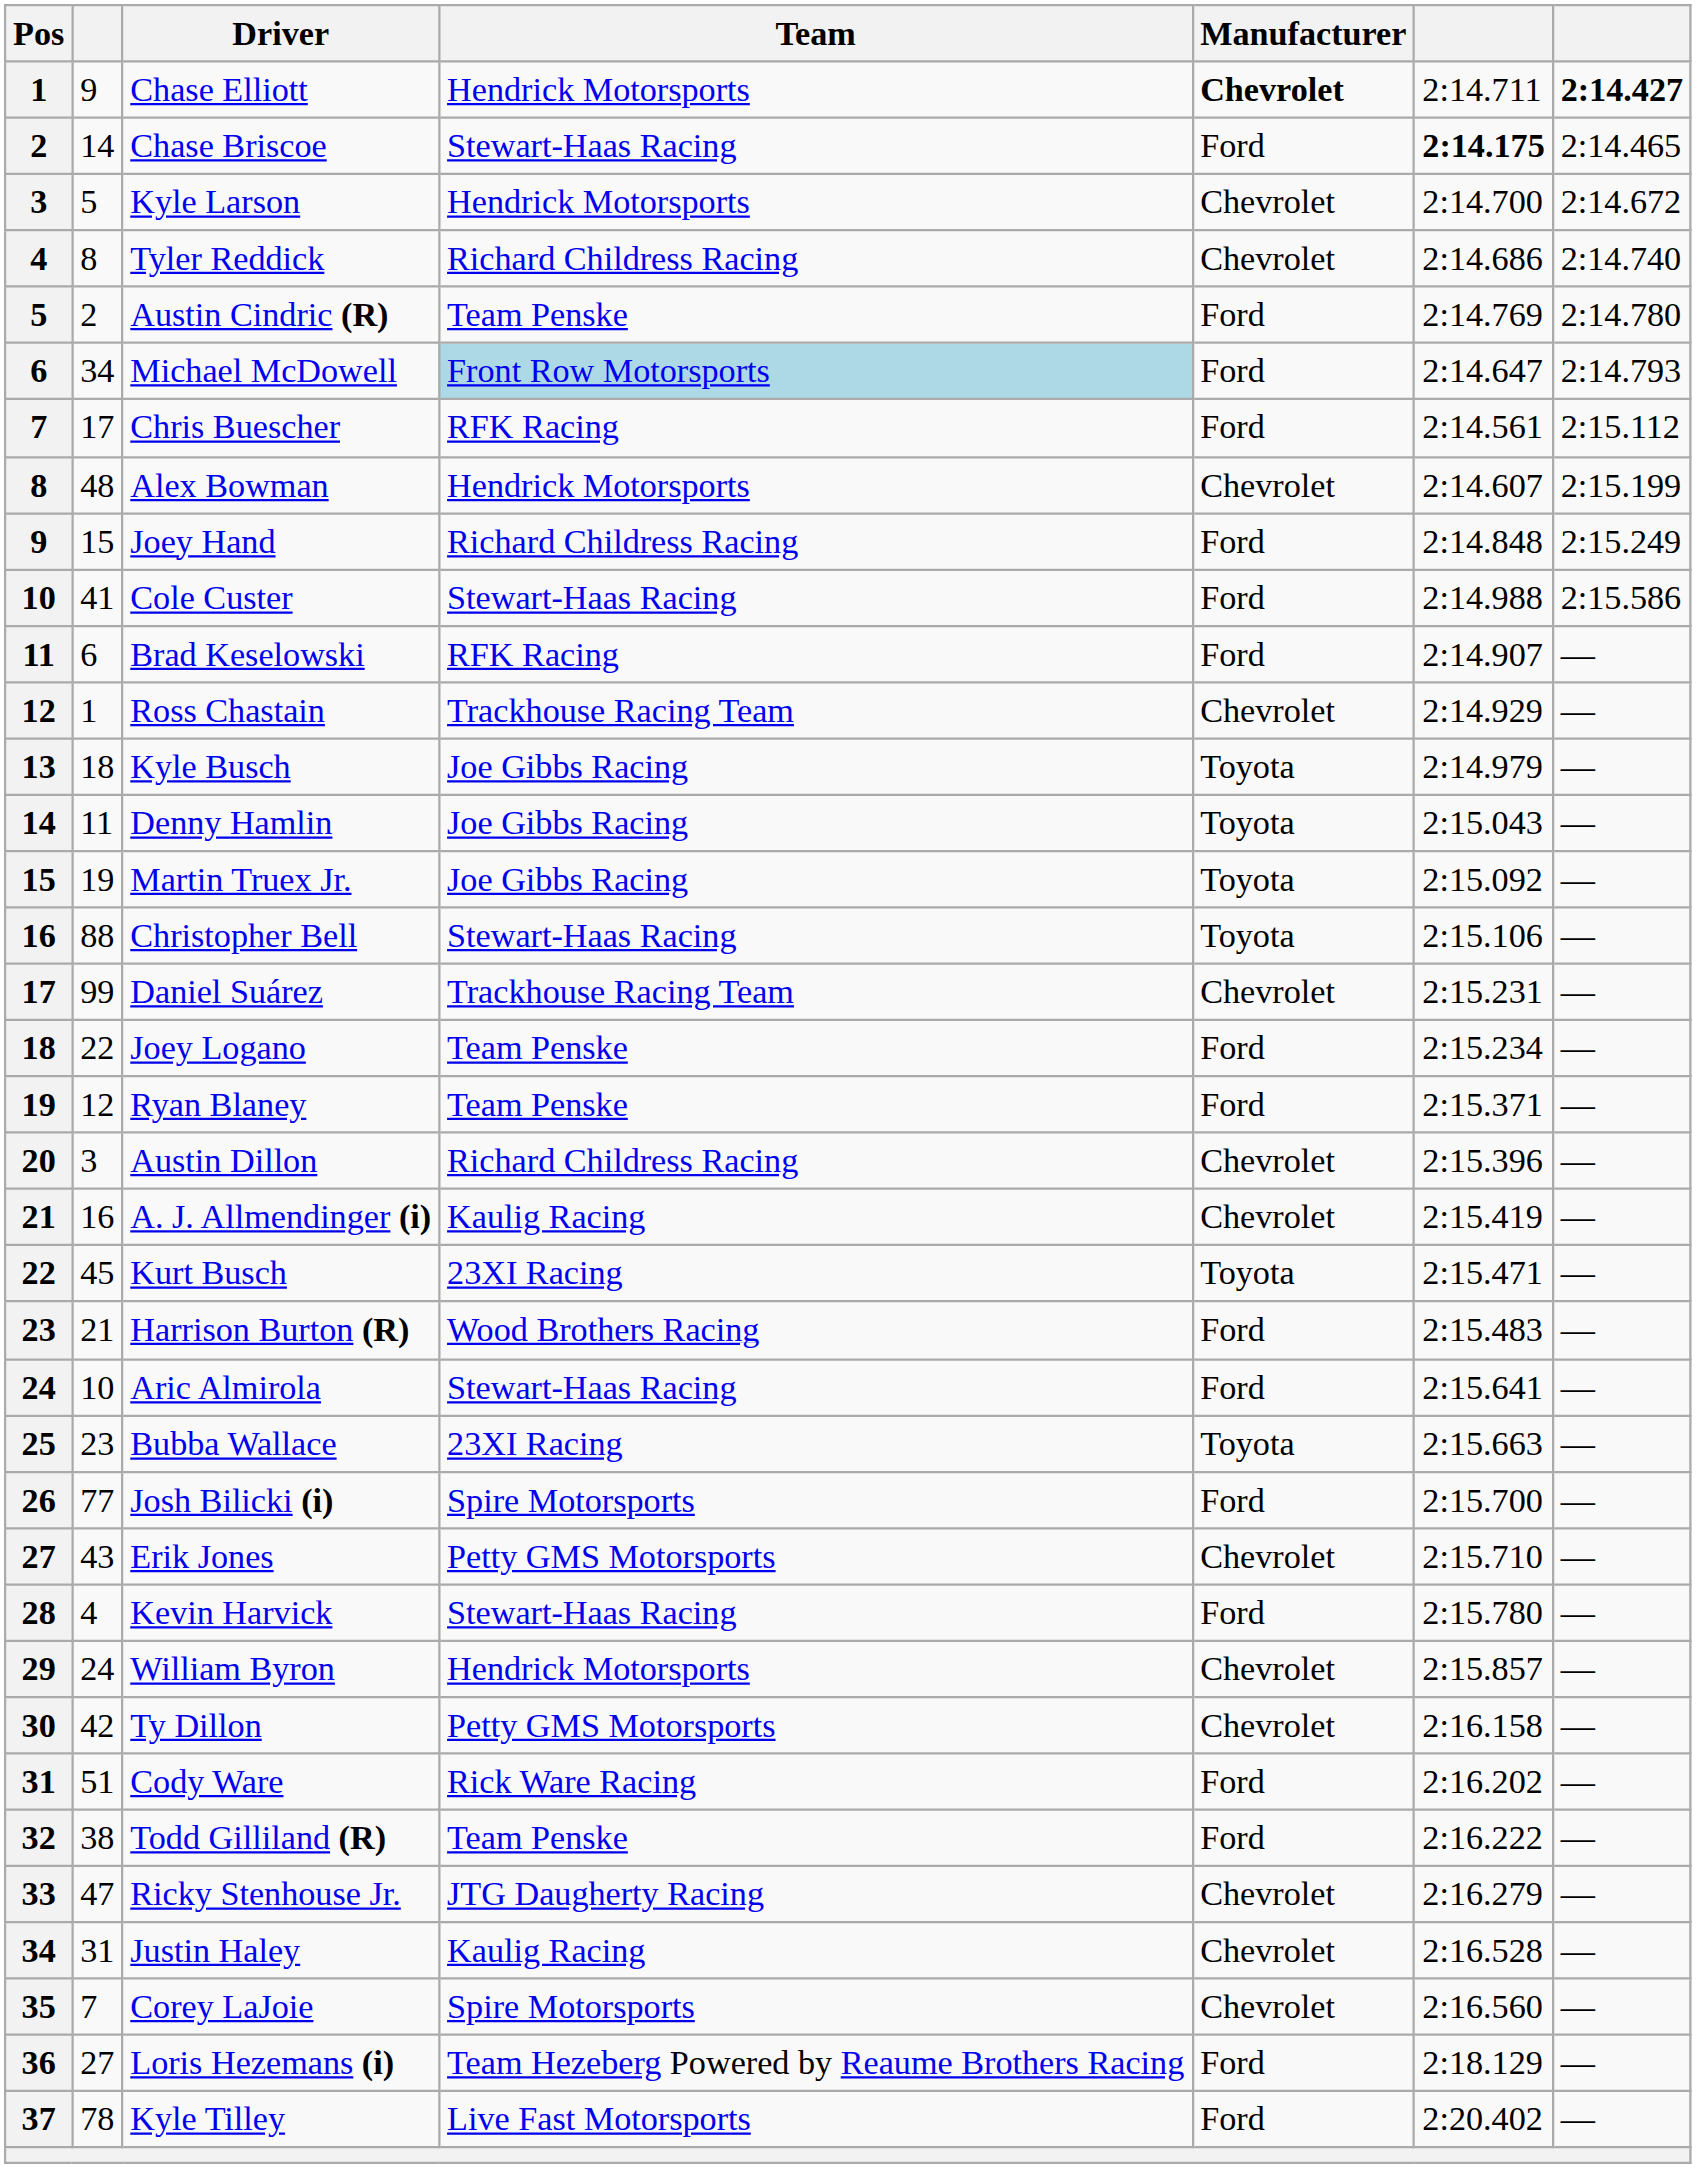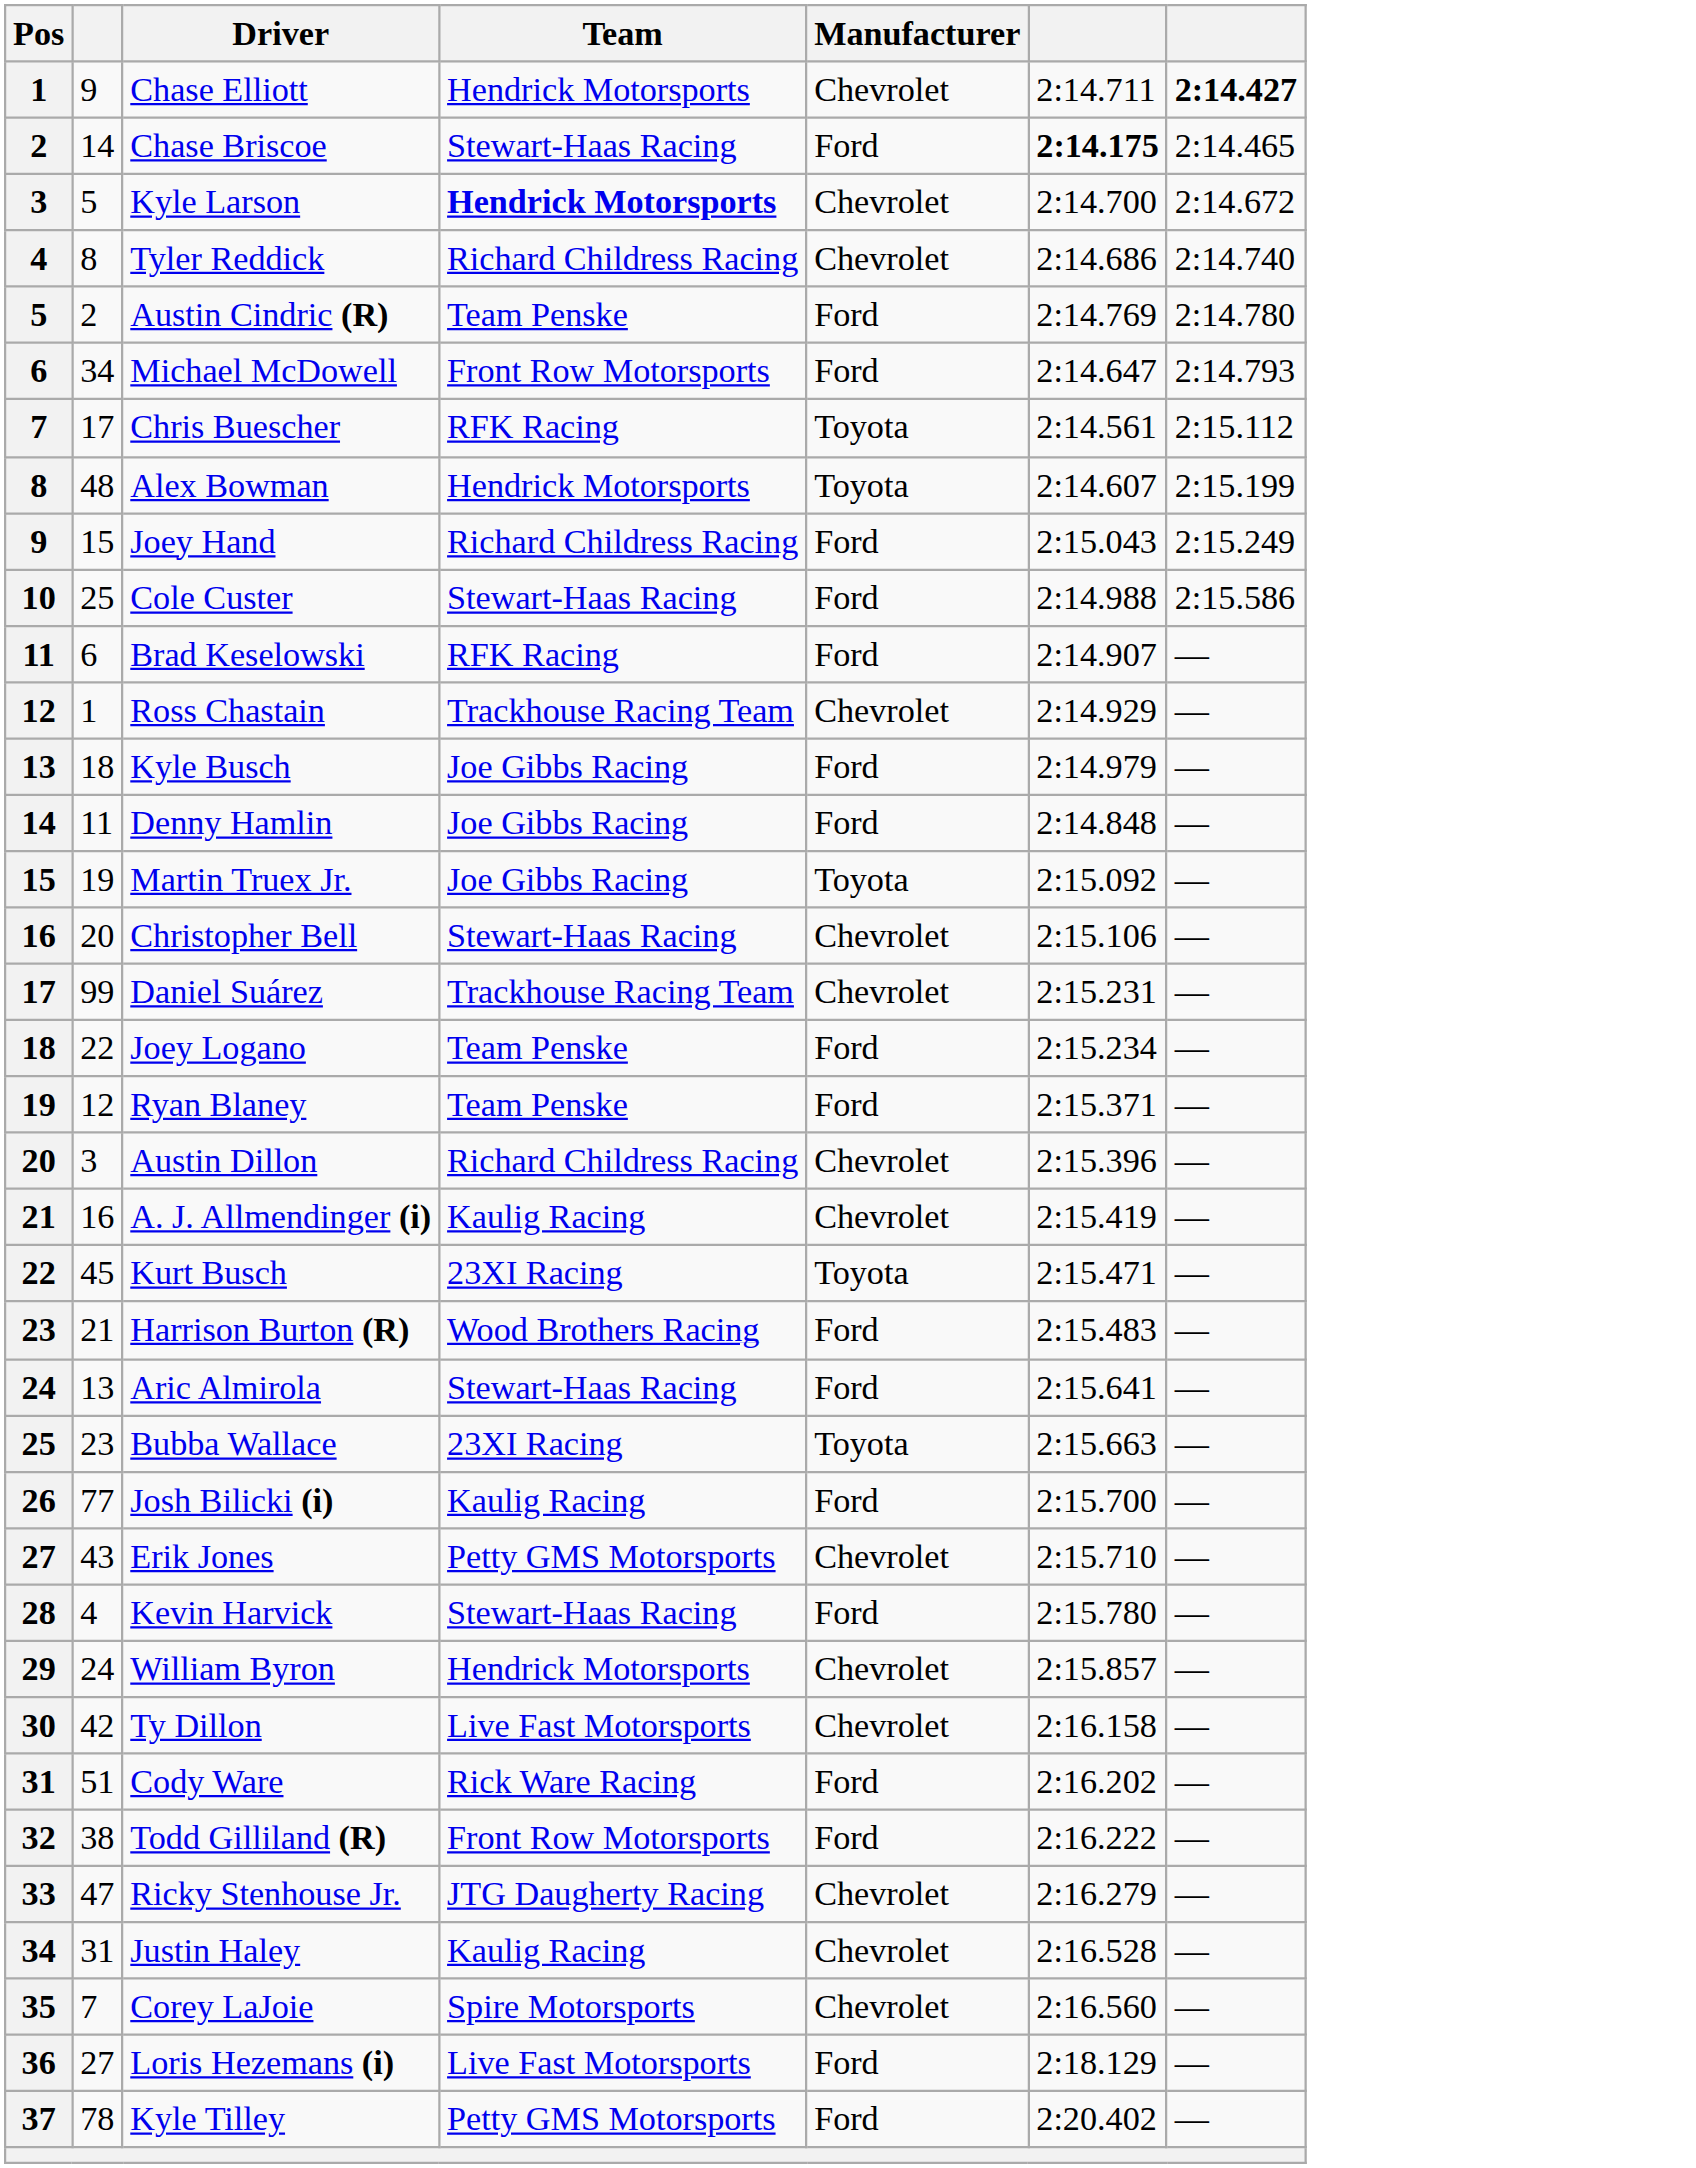(1272, 89) bold -> (882, 89) normal
(598, 202) normal -> (612, 202) bold
(608, 371) lightblue background -> (608, 371) no background
(1232, 427) Ford -> (861, 427) Toyota
(1268, 484) Chevrolet -> (861, 484) Toyota
(1483, 540) 2:14.848 -> (1097, 540) 2:15.043
(97, 596) 41 -> (97, 596) 25
(1247, 765) Toyota -> (846, 765) Ford
(1247, 822) Toyota -> (846, 822) Ford
(1483, 822) 2:15.043 -> (1097, 822) 2:14.848
(97, 935) 88 -> (97, 935) 20
(1247, 935) Toyota -> (882, 935) Chevrolet
(97, 1386) 10 -> (97, 1386) 13
(571, 1499) Spire Motorsports -> (546, 1499) Kaulig Racing
(611, 1724) Petty GMS Motorsports -> (599, 1724) Live Fast Motorsports
(537, 1837) Team Penske -> (608, 1837) Front Row Motorsports
(816, 2062) Team Hezeberg Powered by Reaume Brothers Racing -> (599, 2062) Live Fast Motorsports
(599, 2119) Live Fast Motorsports -> (611, 2119) Petty GMS Motorsports
